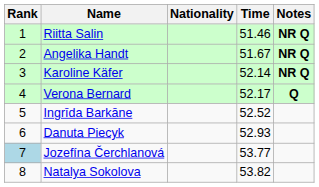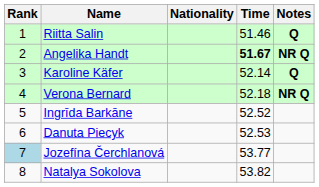(294, 34) NR Q -> (294, 34) Q
(255, 53) normal -> (255, 53) bold
(294, 73) NR Q -> (294, 73) Q
(255, 93) 52.17 -> (255, 93) 52.18
(294, 93) Q -> (294, 93) NR Q
(255, 133) 52.93 -> (255, 133) 52.53
